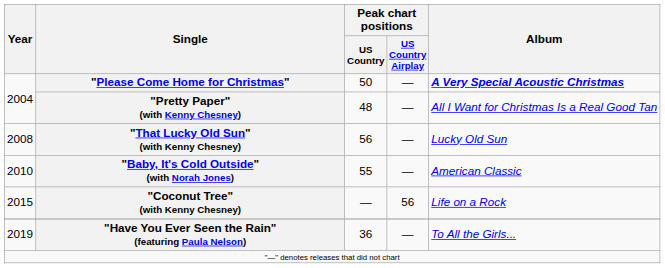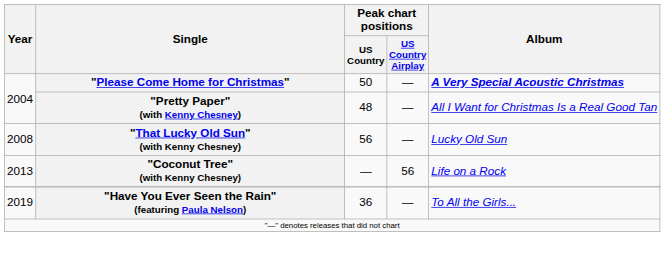- row: (190, 171)
(20, 202) 2015 -> (20, 171) 2013
